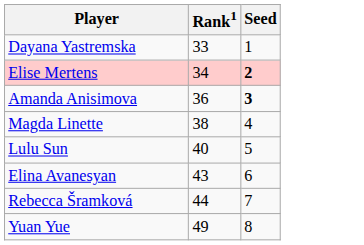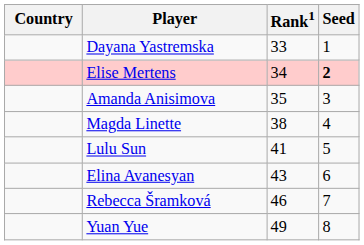+ column: (44, 19)
(201, 98) 36 -> (279, 98) 35
(248, 98) bold -> (327, 98) normal
(201, 149) 40 -> (279, 149) 41
(201, 201) 44 -> (279, 201) 46
